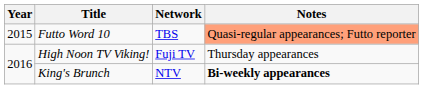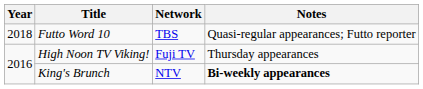(20, 34) 2015 -> (20, 34) 2018
(312, 34) lightsalmon background -> (312, 34) no background
